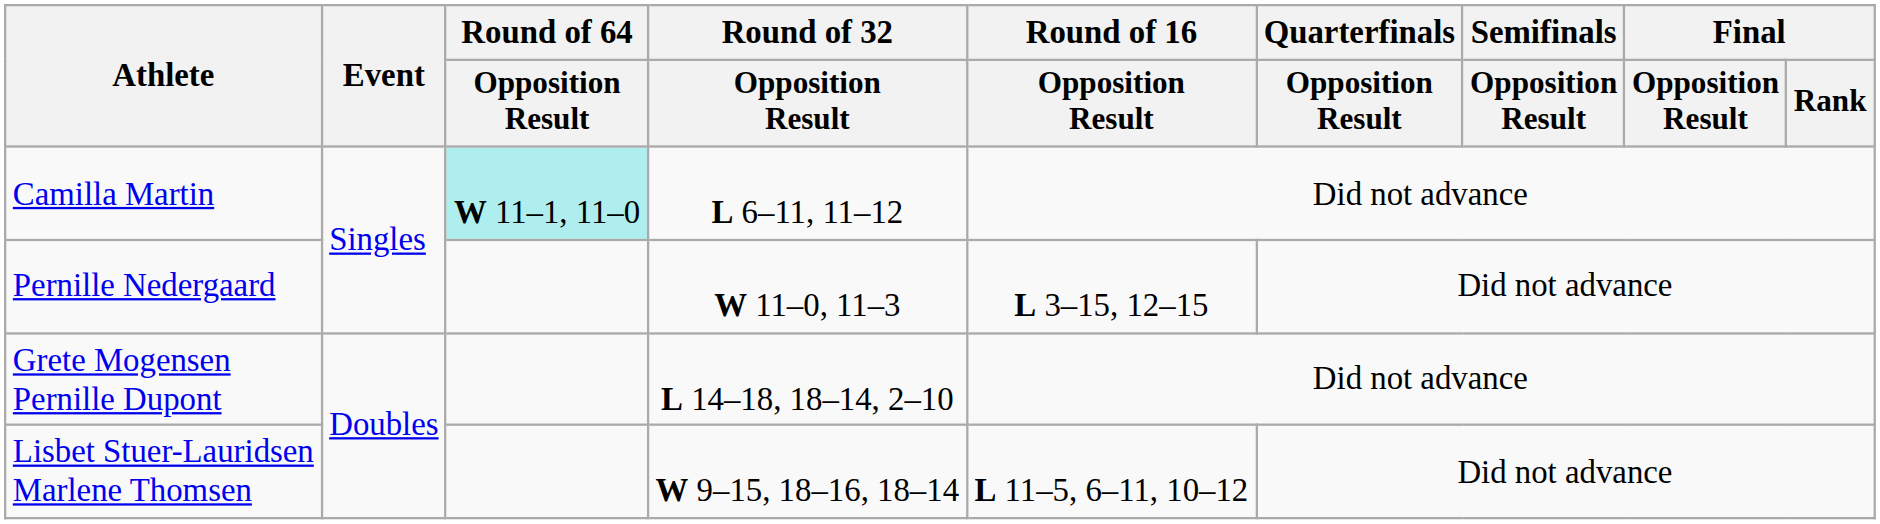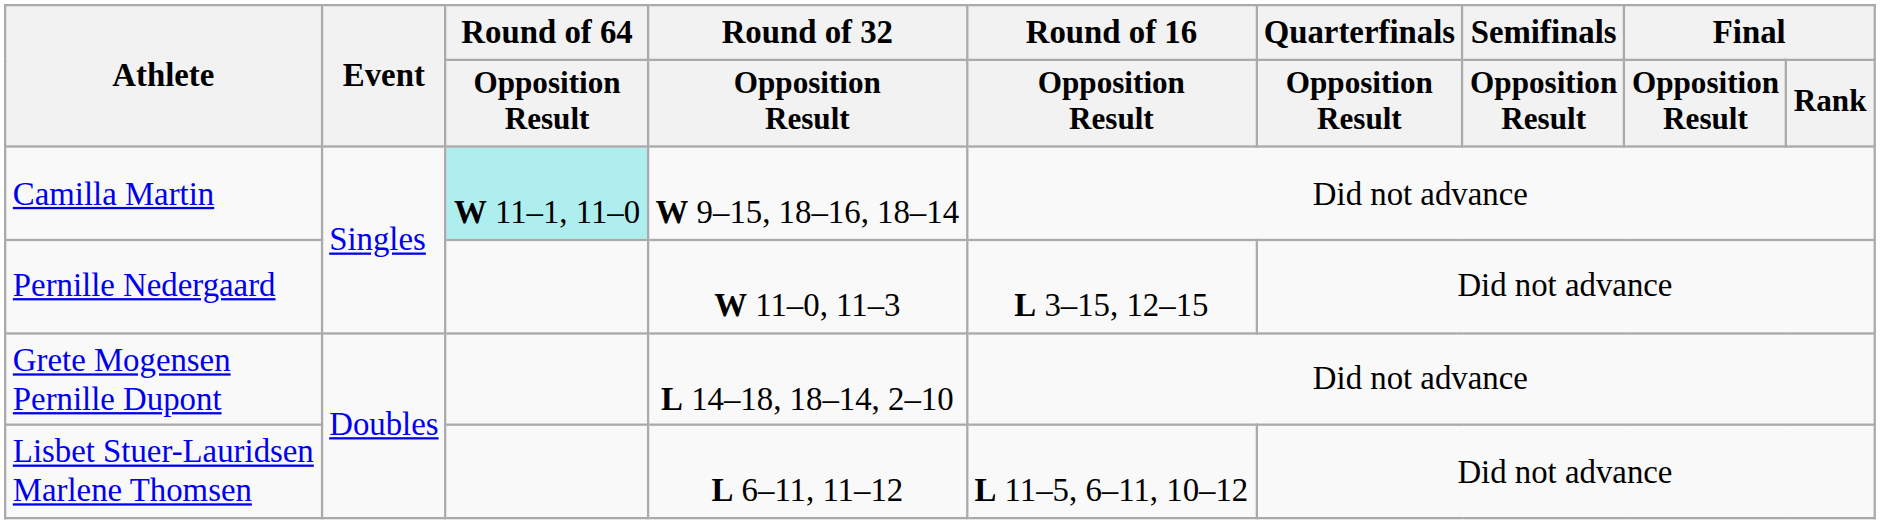(807, 212) L 6–11, 11–12 -> (807, 212) W 9–15, 18–16, 18–14
(807, 491) W 9–15, 18–16, 18–14 -> (807, 491) L 6–11, 11–12
